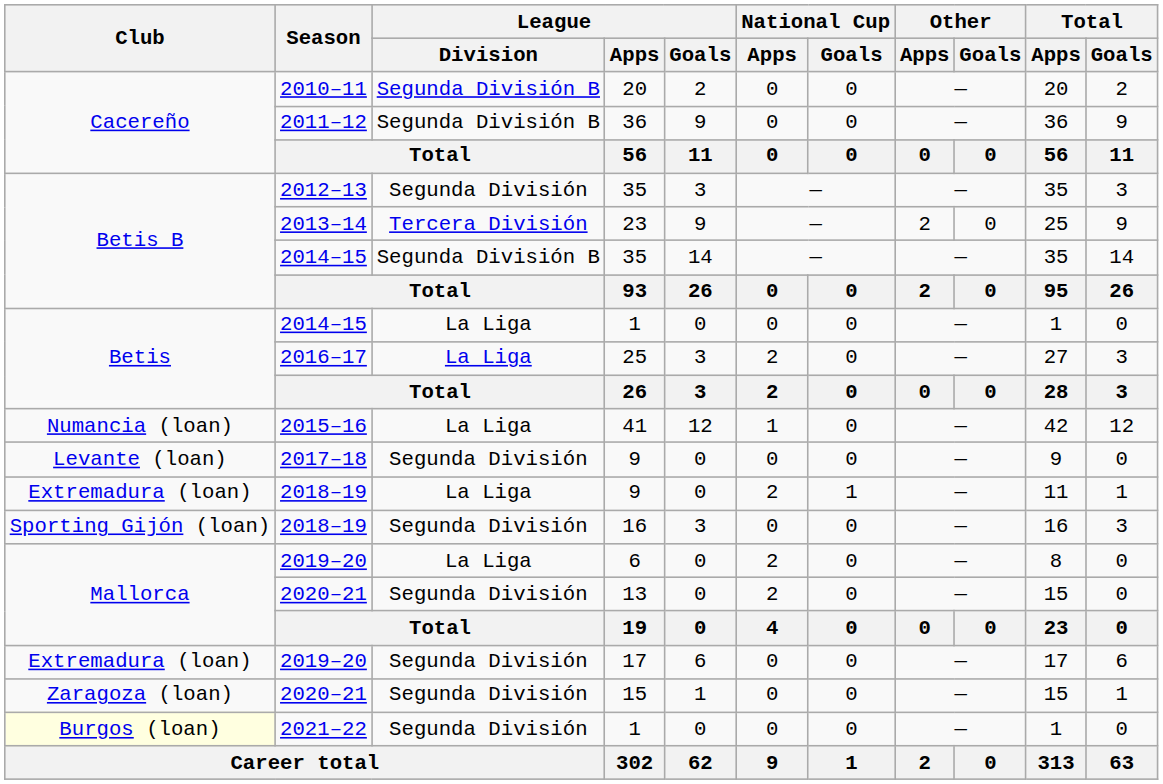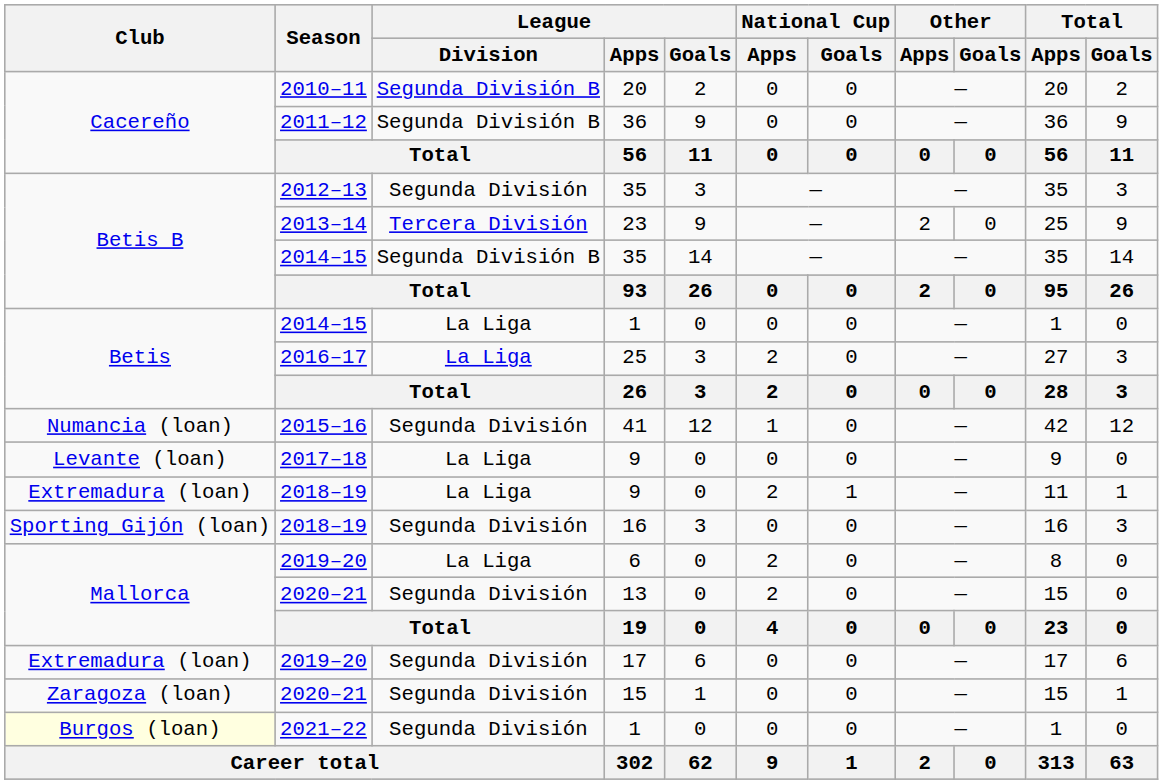(488, 426) La Liga -> (488, 426) Segunda División
(488, 460) Segunda División -> (488, 460) La Liga
